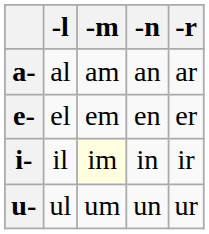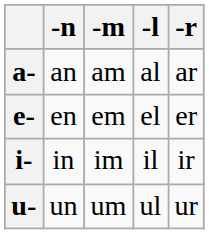columns swapped: (60, 26) <-> (147, 26)
(102, 160) lightyellow background -> (109, 160) no background
